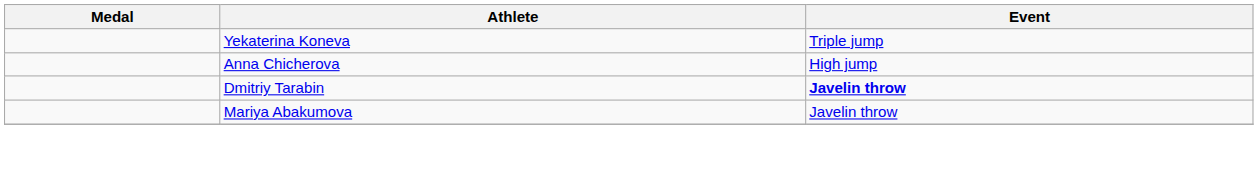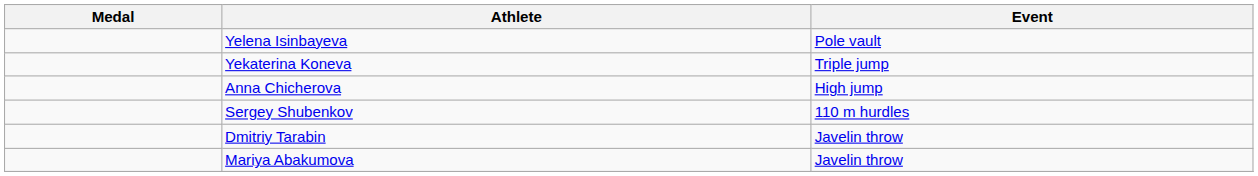+ row: (286, 41)
+ row: (289, 112)
(858, 89) bold -> (859, 136) normal
